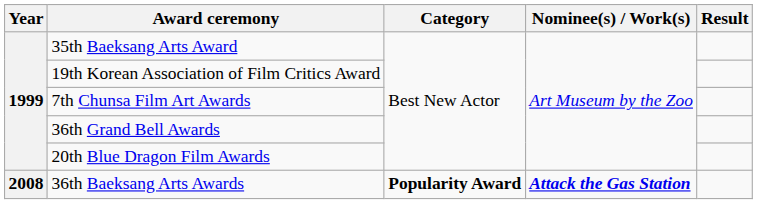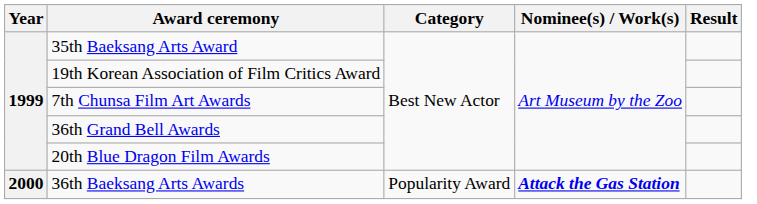(26, 184) 2008 -> (26, 184) 2000
(455, 184) bold -> (449, 184) normal
